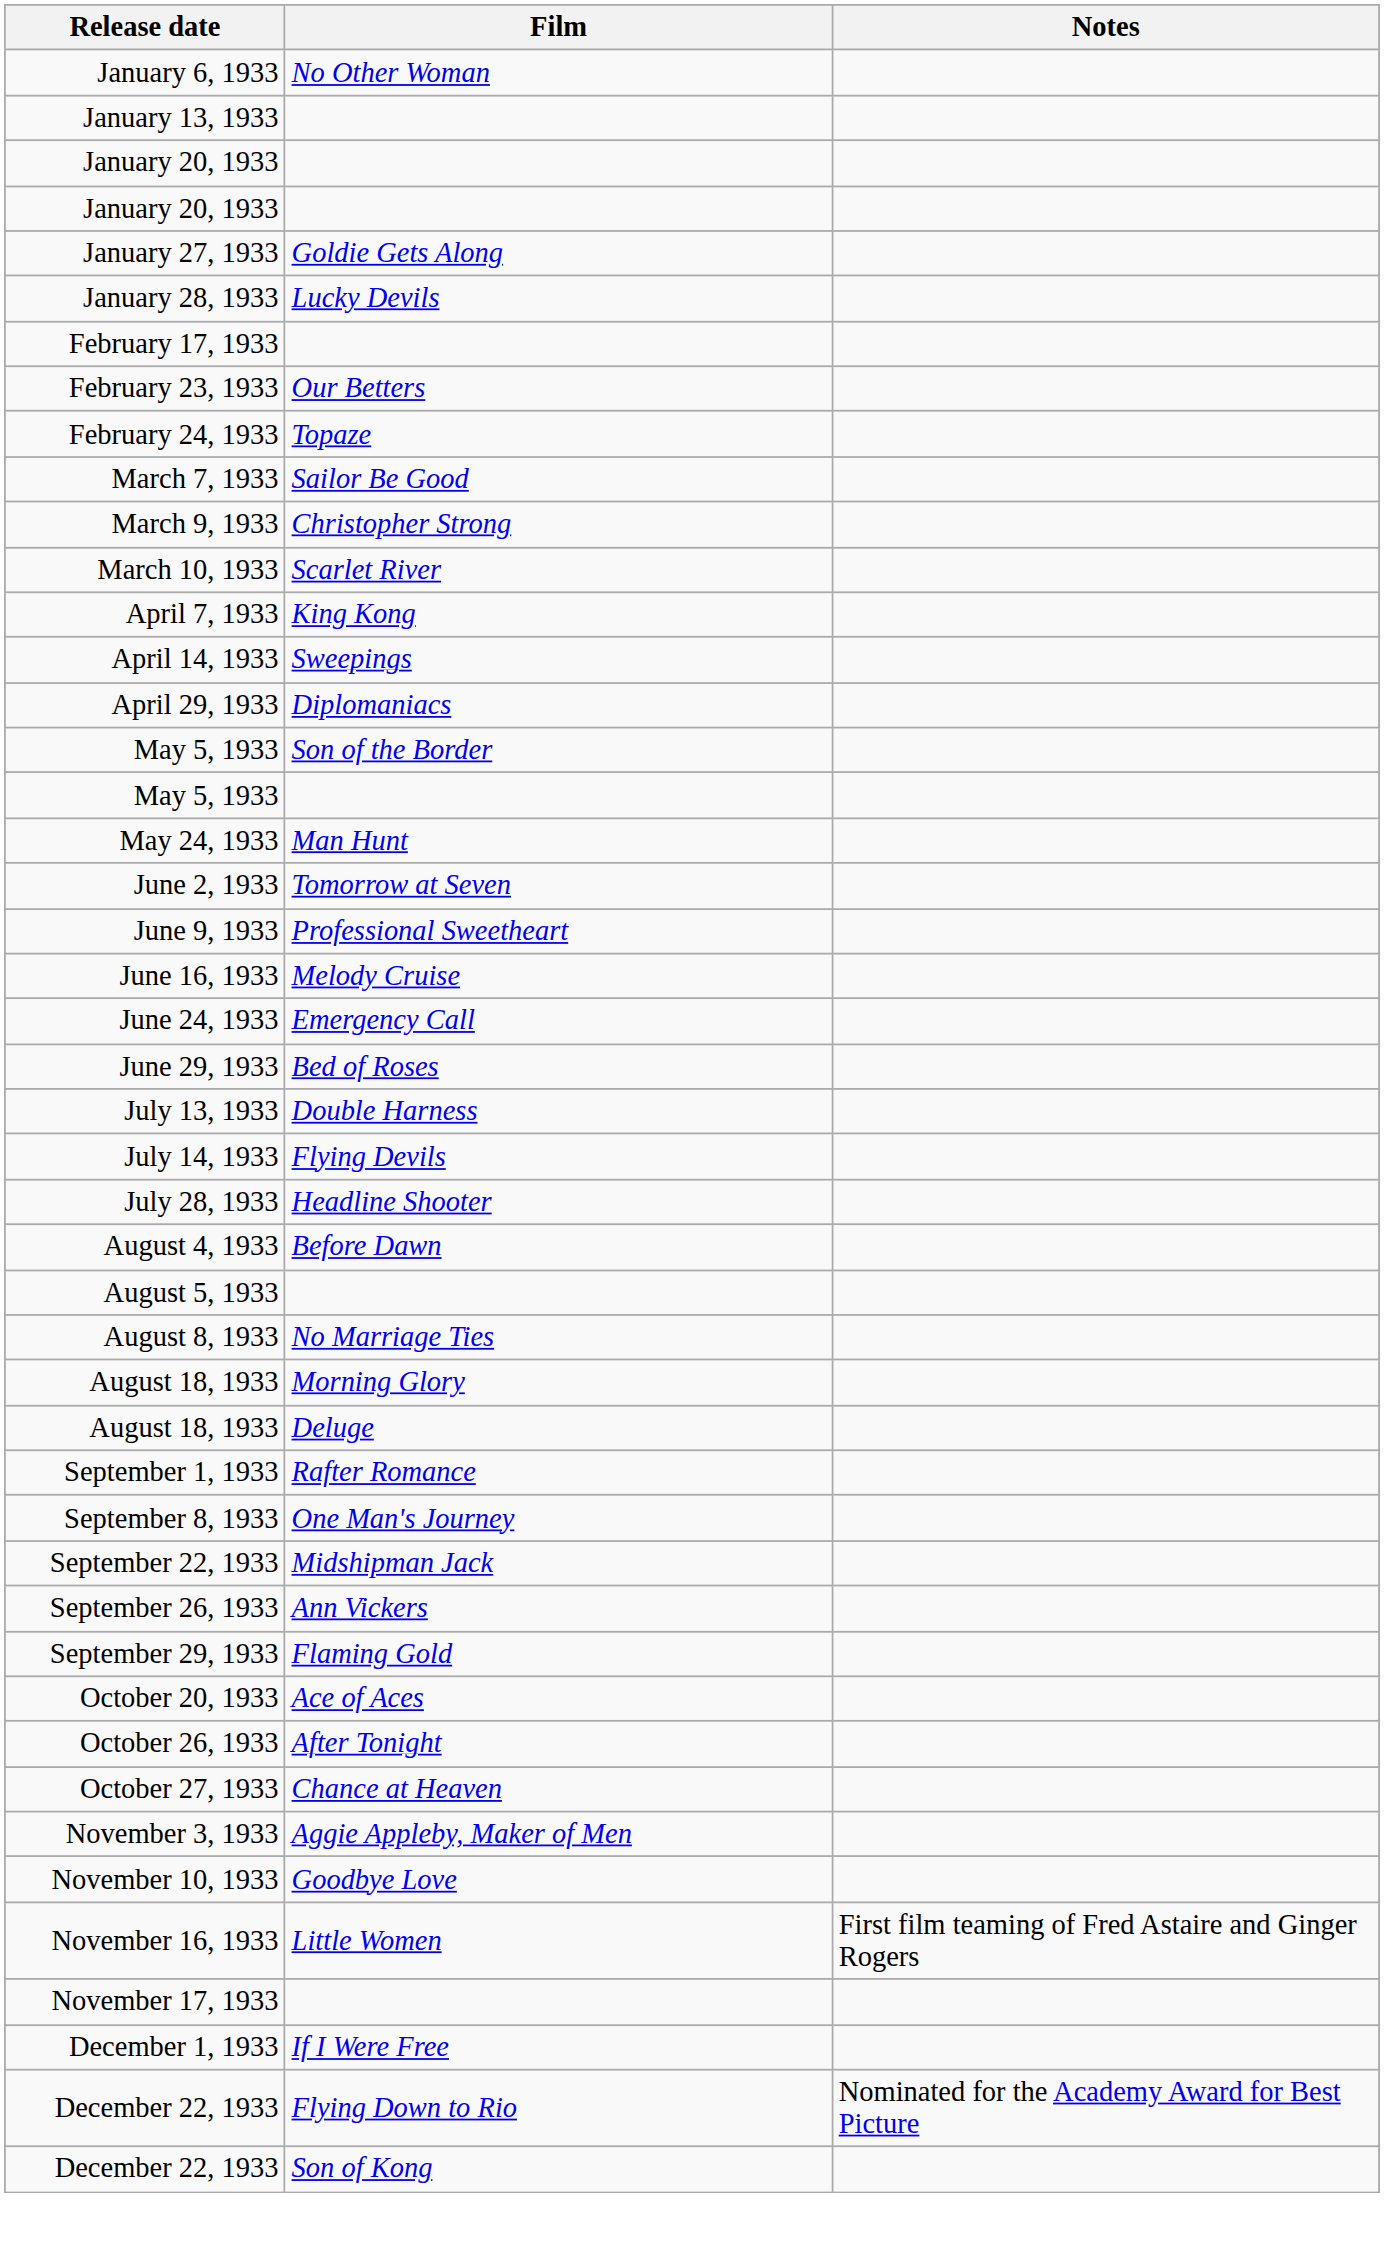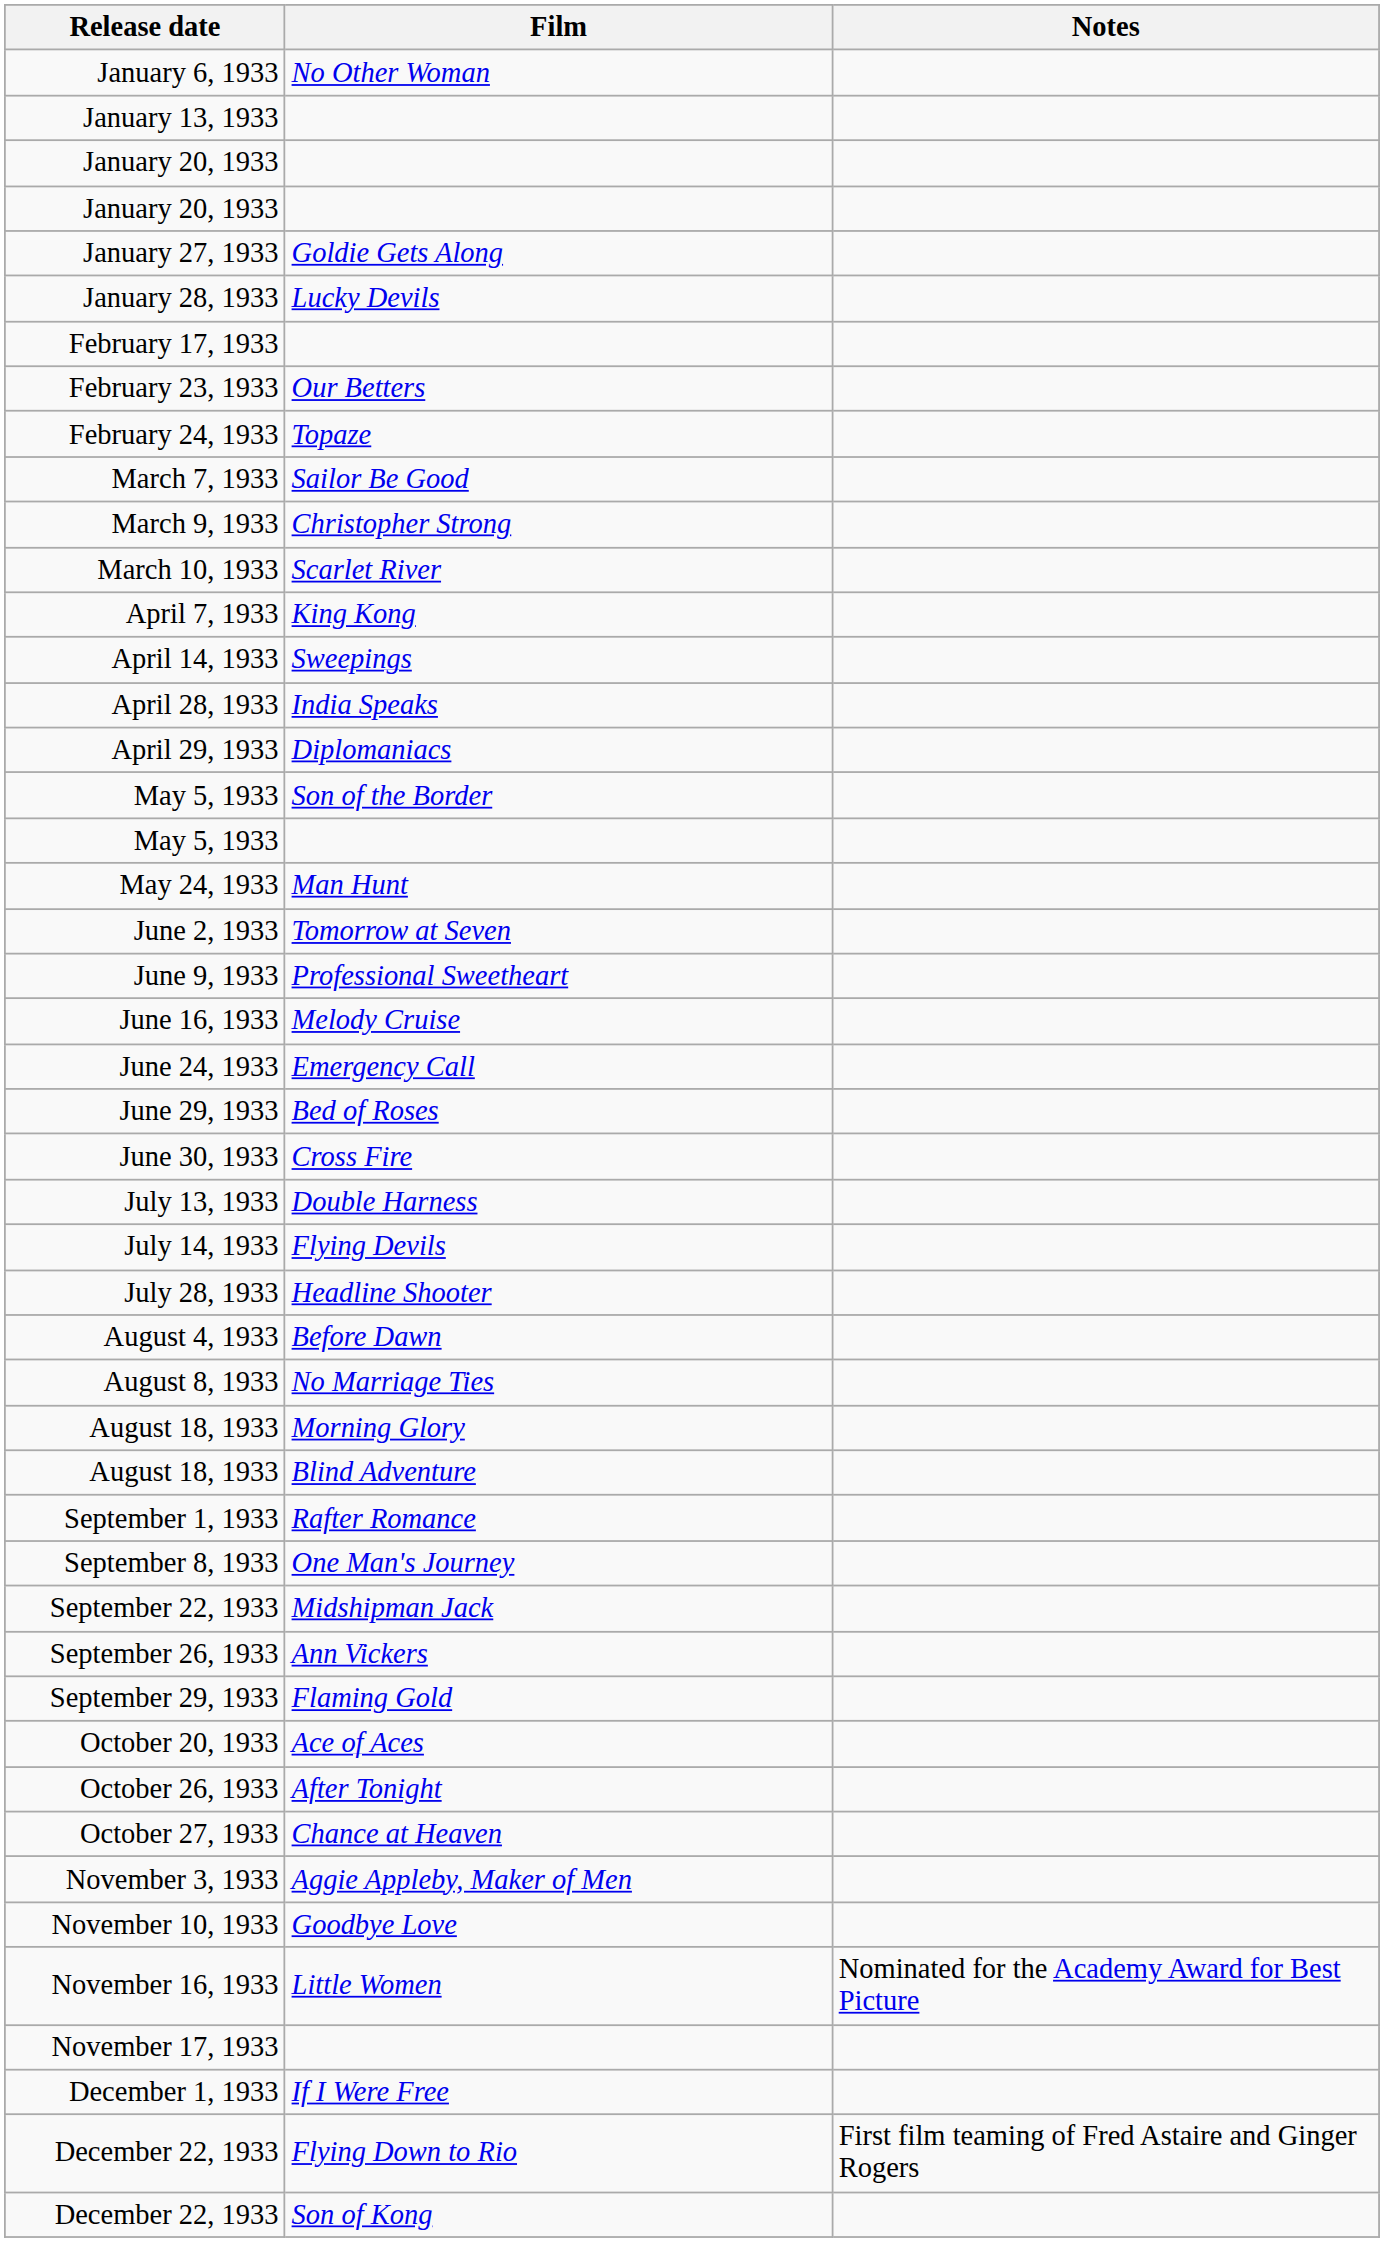+ row: (195, 704)
+ row: (199, 1156)
- row: (191, 1291)
+ row: (184, 1472)
- row: (184, 1427)
(1098, 1940) First film teaming of Fred Astaire and Ginger Rogers -> (1090, 1985) Nominated for the Academy Award for Best Picture
(1090, 2107) Nominated for the Academy Award for Best Picture -> (1098, 2152) First film teaming of Fred Astaire and Ginger Rogers
